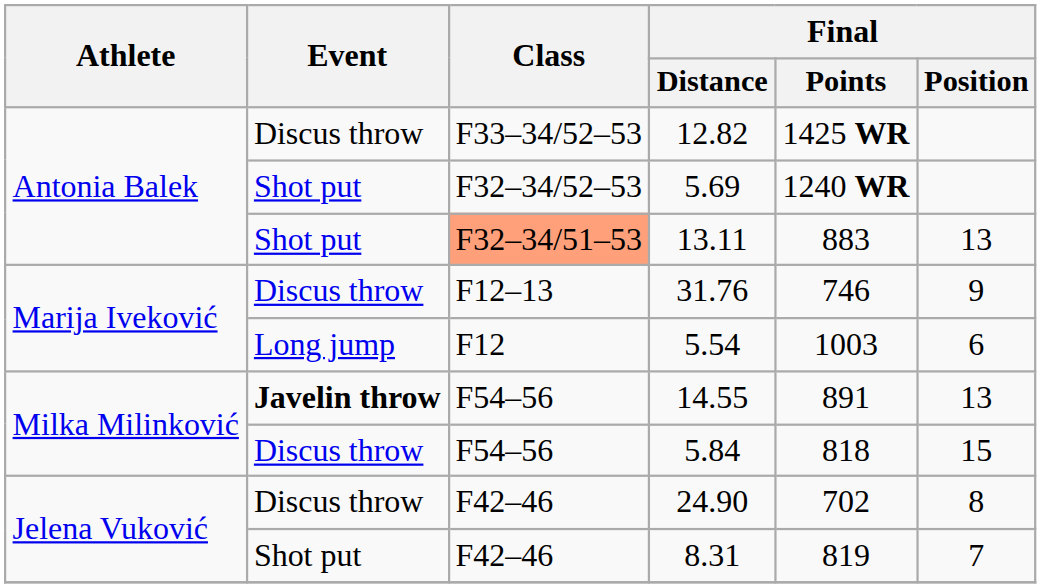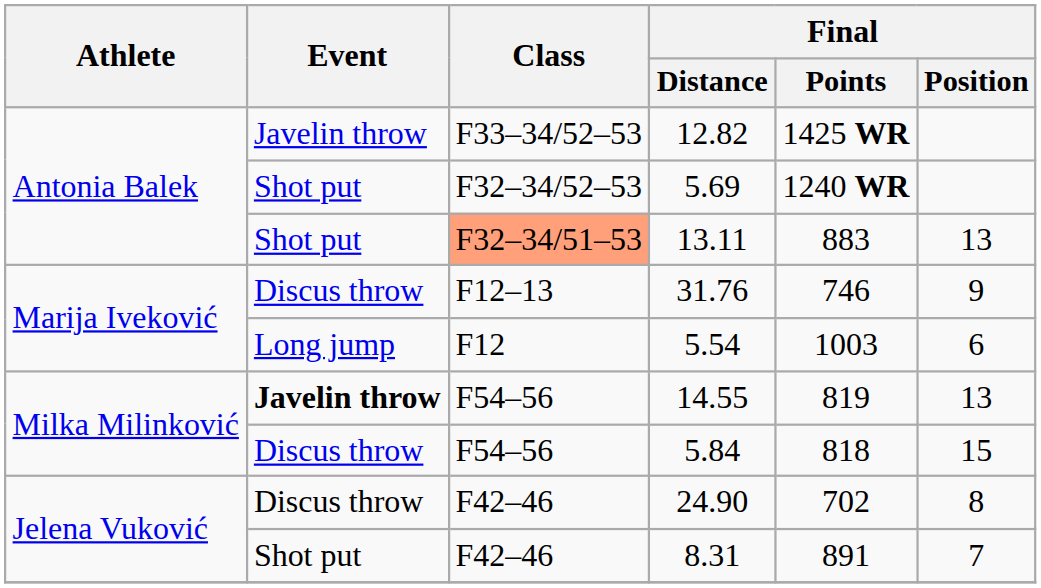(339, 133) Discus throw -> (340, 133) Javelin throw
(846, 397) 891 -> (846, 397) 819
(846, 555) 819 -> (846, 555) 891
